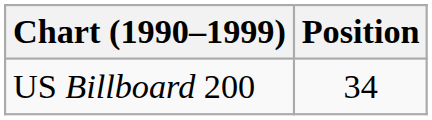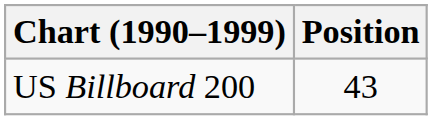(361, 85) 34 -> (361, 85) 43
